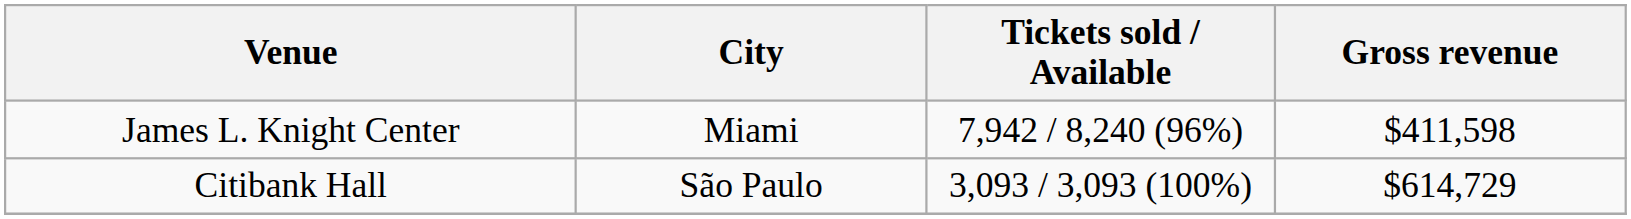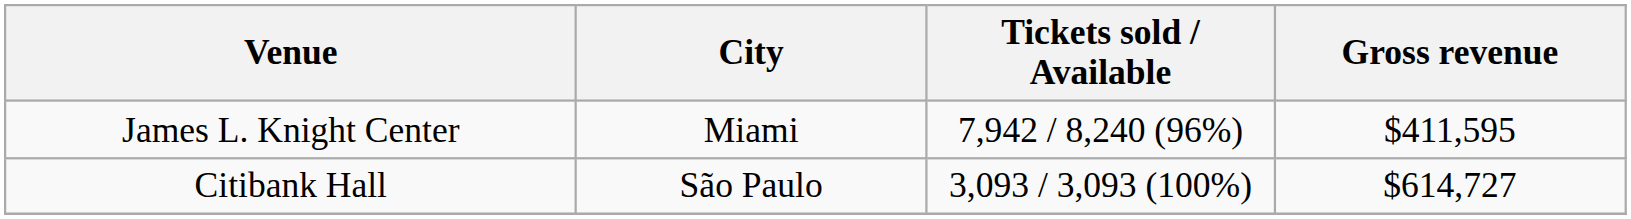(1450, 128) $411,598 -> (1450, 128) $411,595
(1450, 185) $614,729 -> (1450, 185) $614,727
